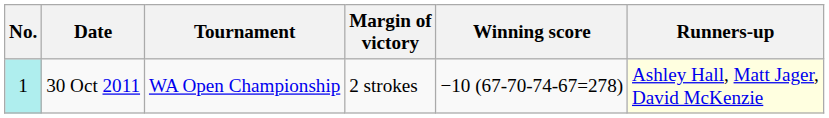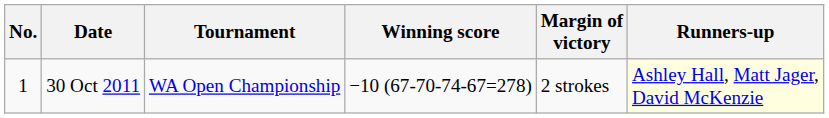columns swapped: (532, 31) <-> (390, 31)
(23, 86) paleturquoise background -> (23, 86) no background
